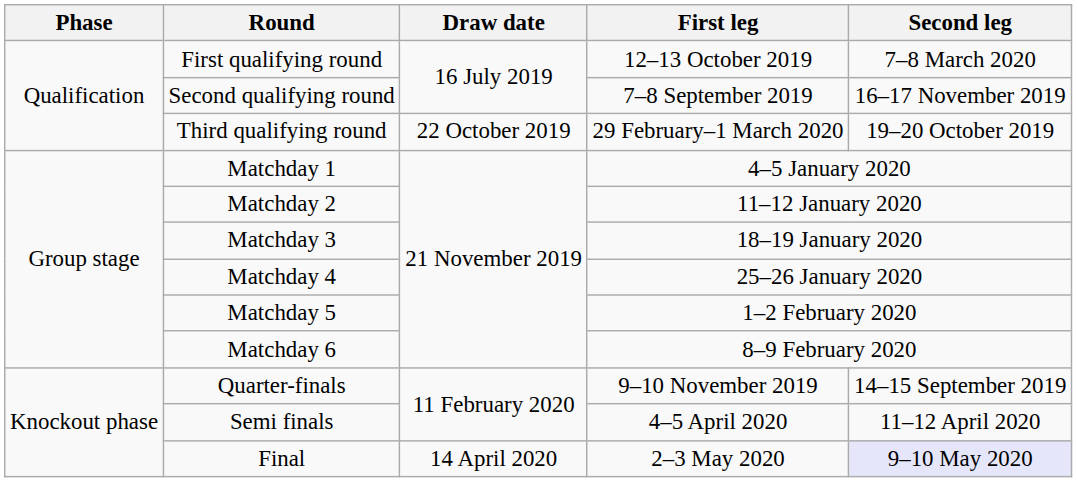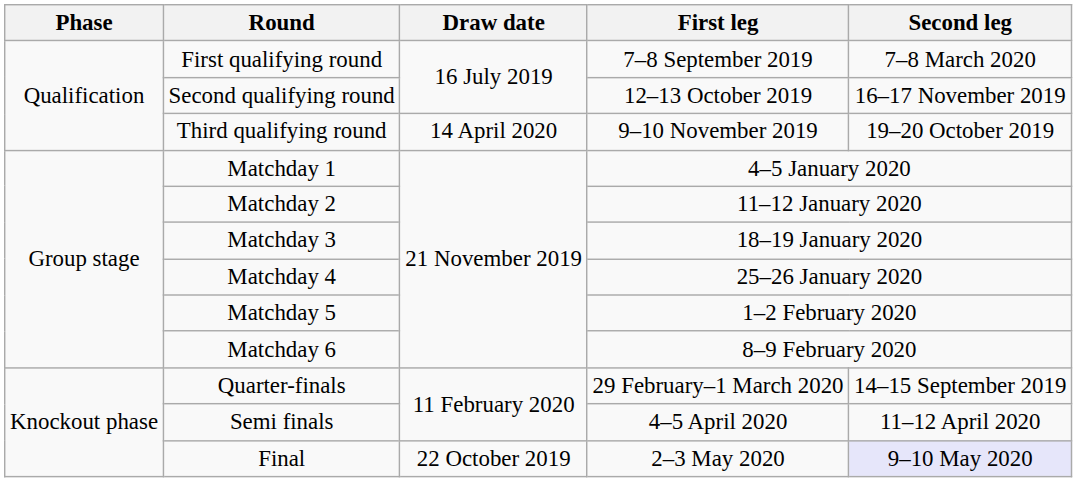(718, 58) 12–13 October 2019 -> (718, 58) 7–8 September 2019
(718, 95) 7–8 September 2019 -> (718, 95) 12–13 October 2019
(494, 131) 22 October 2019 -> (494, 131) 14 April 2020
(718, 131) 29 February–1 March 2020 -> (718, 131) 9–10 November 2019
(718, 385) 9–10 November 2019 -> (718, 385) 29 February–1 March 2020
(494, 458) 14 April 2020 -> (494, 458) 22 October 2019
